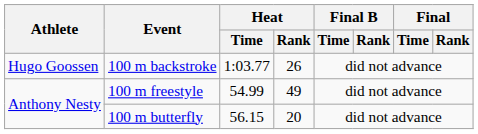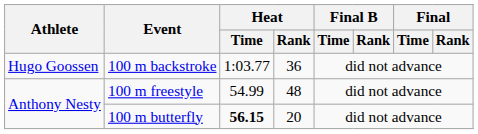(294, 66) 26 -> (294, 66) 36
(294, 91) 49 -> (294, 91) 48
(247, 116) normal -> (247, 116) bold
